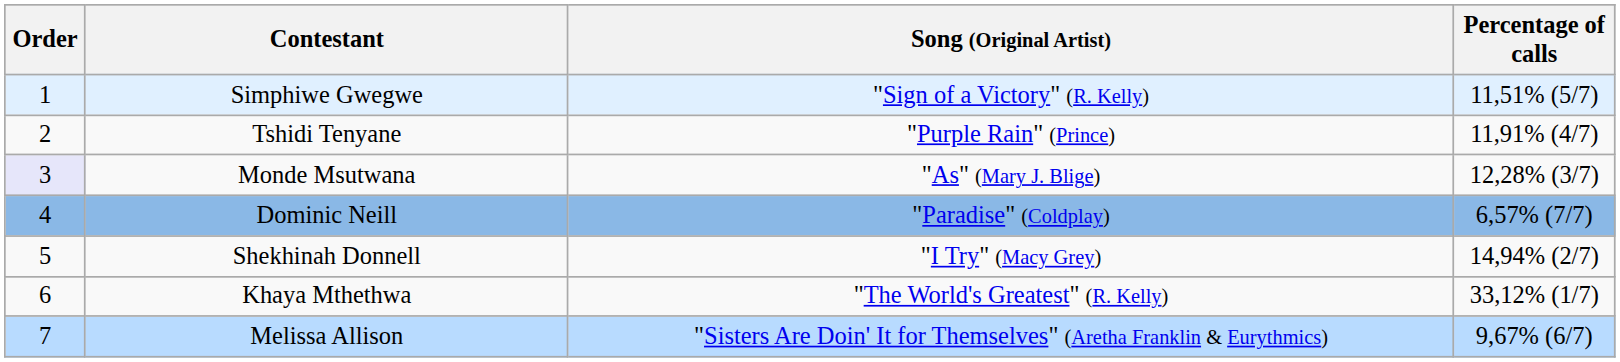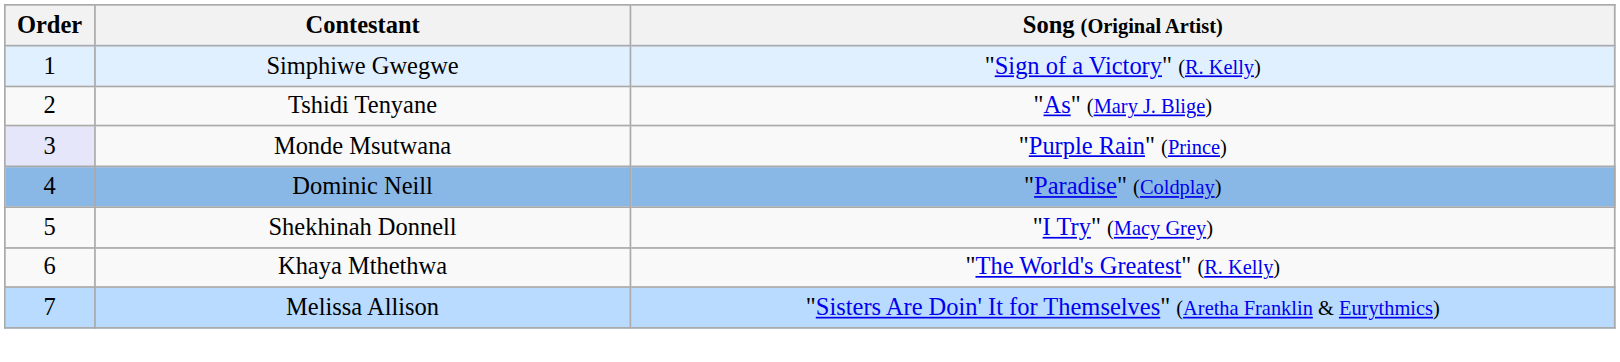- column: (1534, 39)
(1011, 134) "Purple Rain" (Prince) -> (1123, 105) "As" (Mary J. Blige)
(1011, 175) "As" (Mary J. Blige) -> (1123, 146) "Purple Rain" (Prince)
